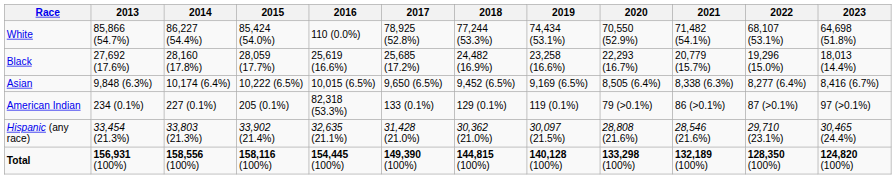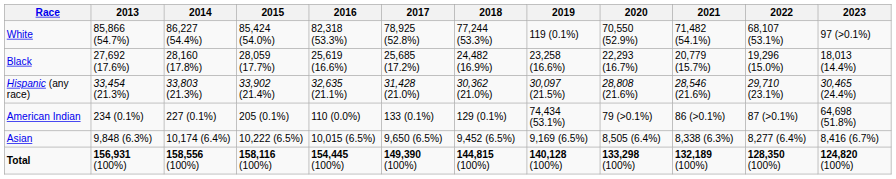(336, 35) 110 (0.0%) -> (329, 35) 82,318 (53.3%)
(547, 35) 74,434 (53.1%) -> (554, 35) 119 (0.1%)
(838, 35) 64,698 (51.8%) -> (846, 35) 97 (>0.1%)
rows swapped: (20, 84) <-> (38, 133)
(329, 106) 82,318 (53.3%) -> (336, 117) 110 (0.0%)
(554, 106) 119 (0.1%) -> (547, 117) 74,434 (53.1%)
(846, 106) 97 (>0.1%) -> (838, 117) 64,698 (51.8%)
